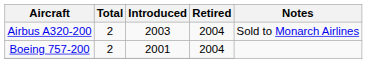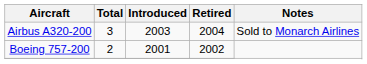(110, 31) 2 -> (110, 31) 3
(212, 49) 2004 -> (212, 49) 2002
